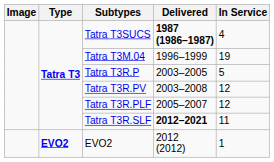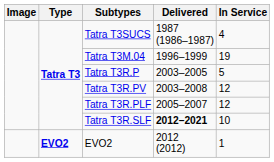(185, 34) bold -> (185, 34) normal
(224, 121) 11 -> (224, 121) 10
